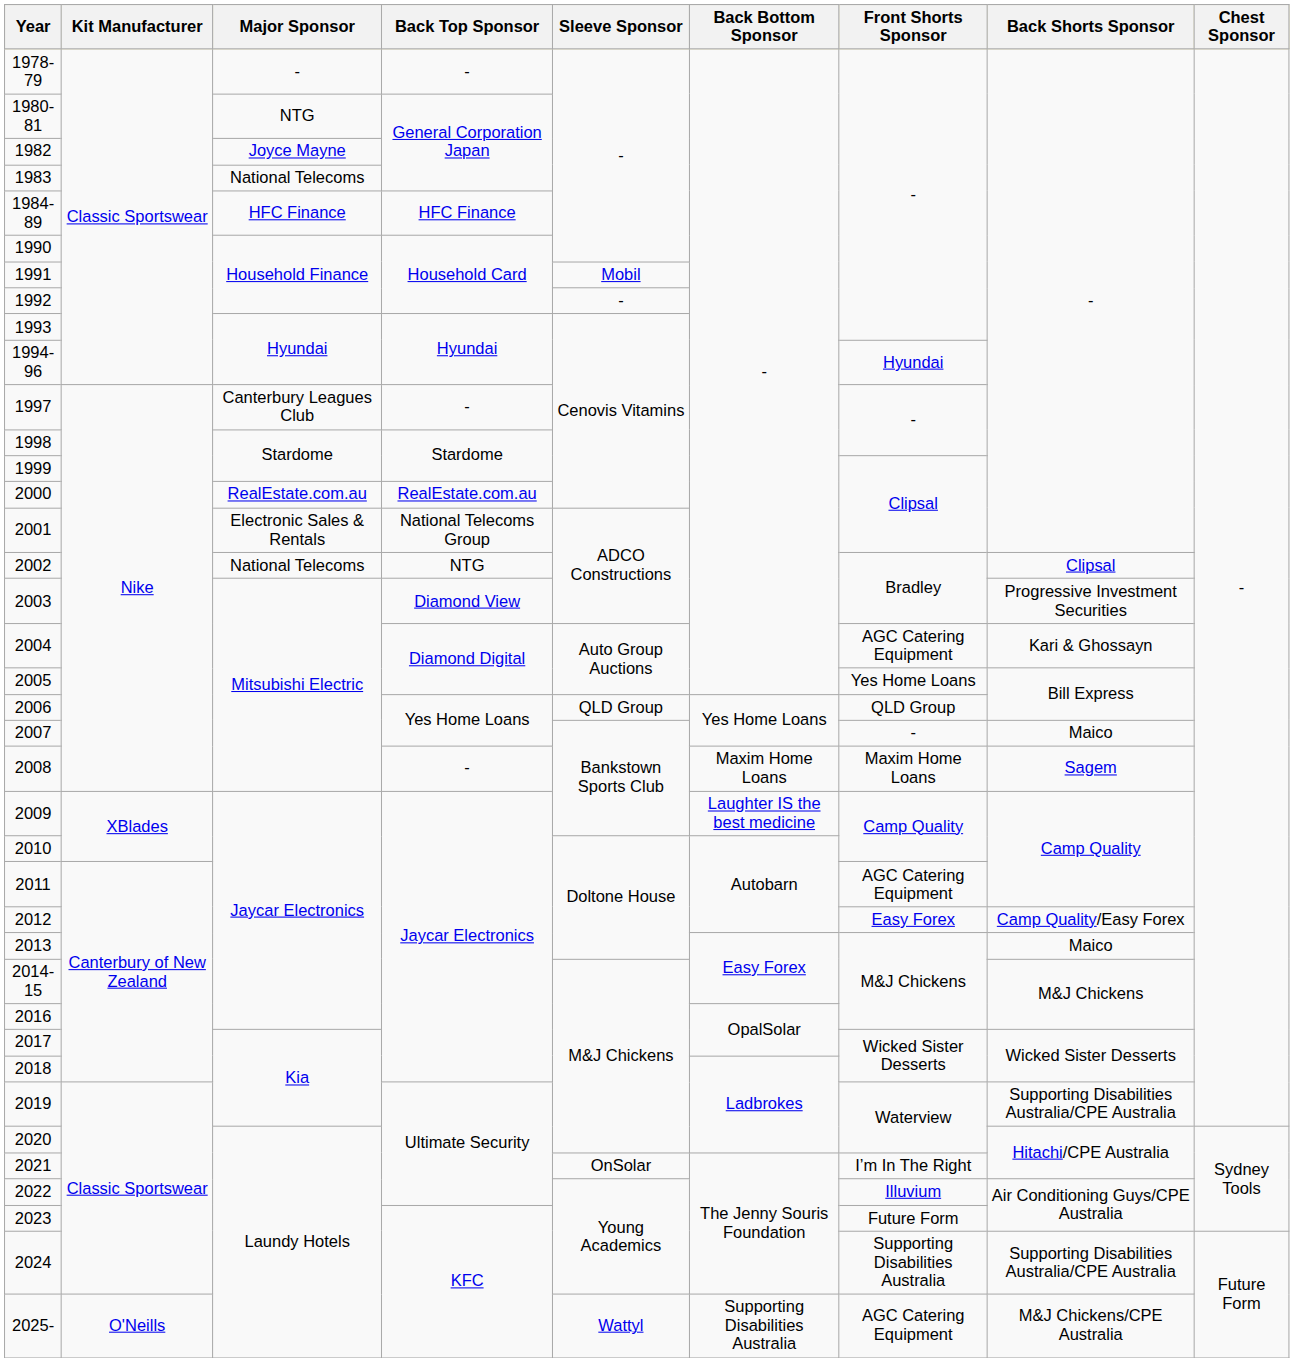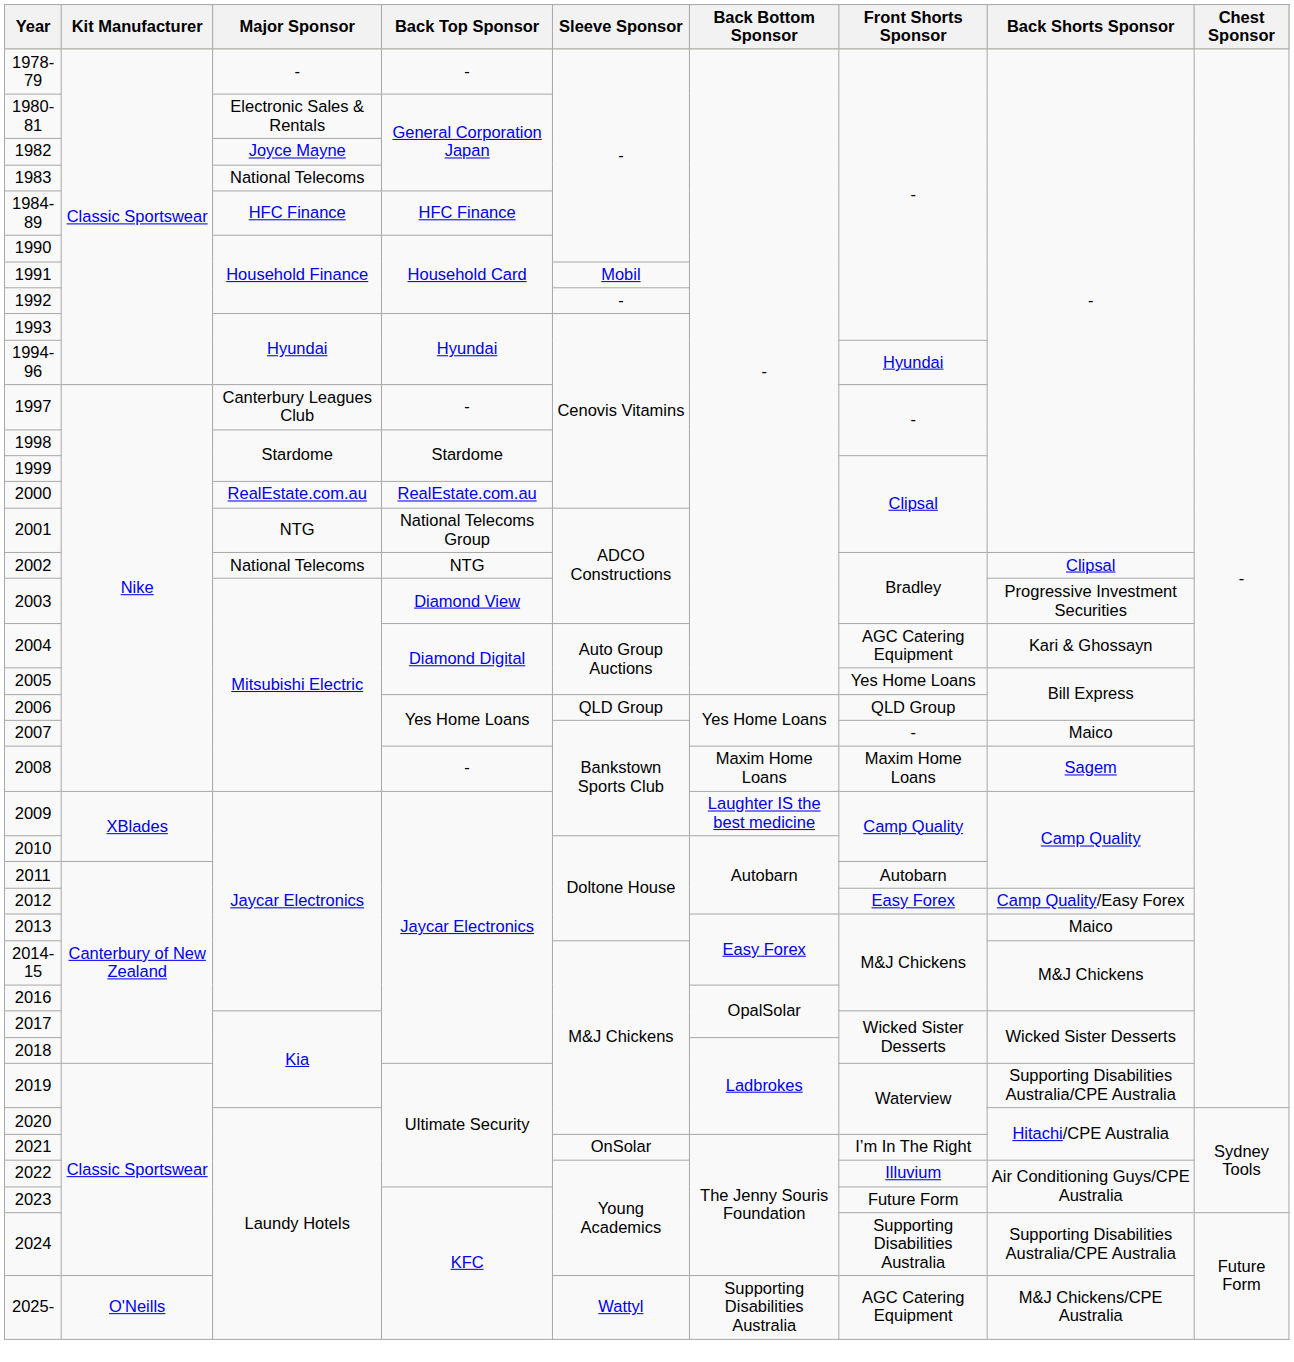(297, 116) NTG -> (297, 116) Electronic Sales & Rentals
(297, 530) Electronic Sales & Rentals -> (297, 530) NTG
(913, 884) AGC Catering Equipment -> (913, 874) Autobarn
